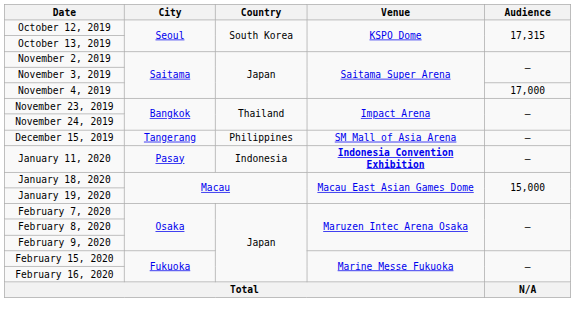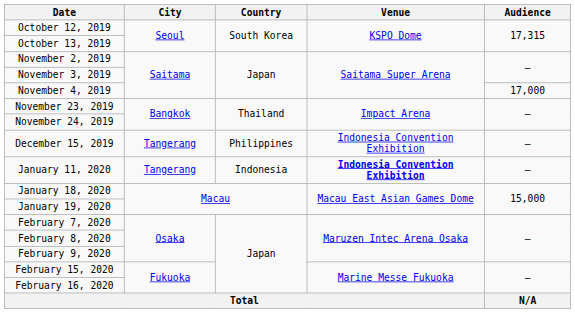(396, 138) SM Mall of Asia Arena -> (396, 143) Indonesia Convention Exhibition
(170, 159) Pasay -> (170, 170) Tangerang
